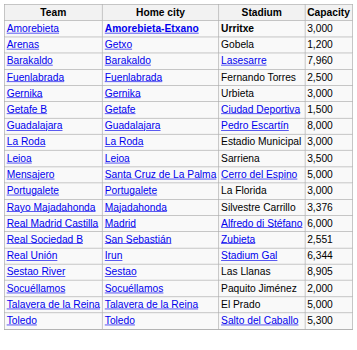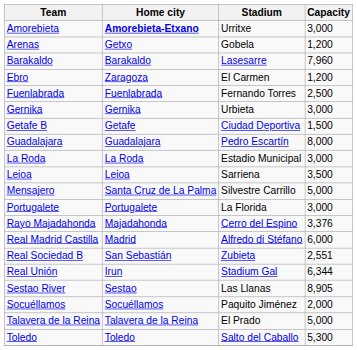(238, 28) bold -> (236, 28) normal
+ row: (17, 77)
(259, 175) Cerro del Espino -> (258, 191) Silvestre Carrillo
(258, 207) Silvestre Carrillo -> (259, 223) Cerro del Espino
